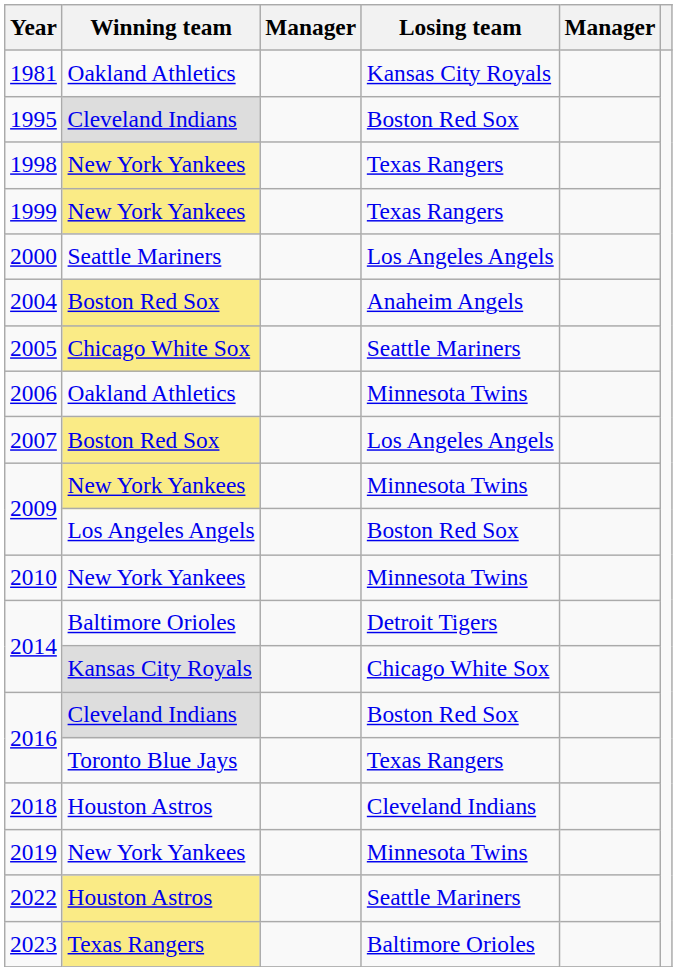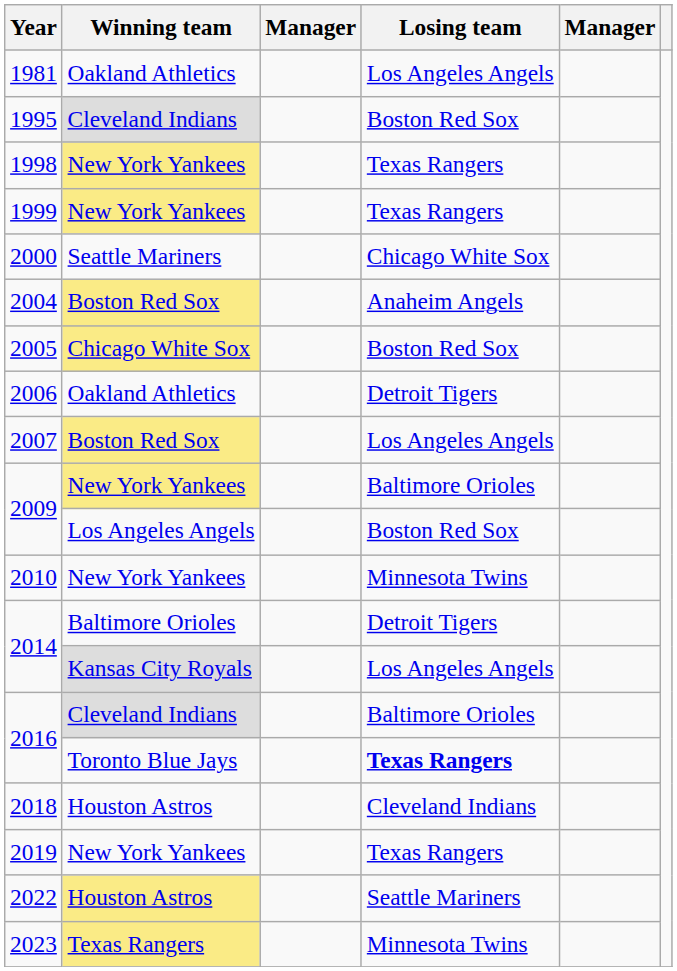(459, 73) Kansas City Royals -> (460, 73) Los Angeles Angels
(460, 256) Los Angeles Angels -> (458, 256) Chicago White Sox
(444, 348) Seattle Mariners -> (443, 348) Boston Red Sox
(447, 393) Minnesota Twins -> (432, 393) Detroit Tigers
(447, 485) Minnesota Twins -> (451, 485) Baltimore Orioles
(458, 668) Chicago White Sox -> (460, 668) Los Angeles Angels
(443, 714) Boston Red Sox -> (451, 714) Baltimore Orioles
(435, 760) normal -> (439, 760) bold
(447, 851) Minnesota Twins -> (435, 851) Texas Rangers
(451, 943) Baltimore Orioles -> (447, 943) Minnesota Twins
